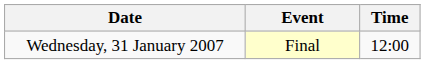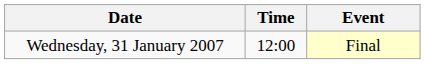columns swapped: (390, 17) <-> (302, 17)
